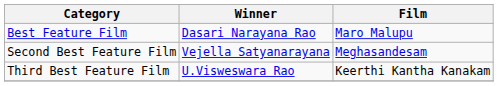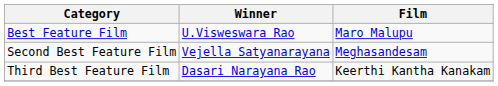(249, 33) Dasari Narayana Rao -> (238, 33) U.Visweswara Rao
(238, 71) U.Visweswara Rao -> (249, 71) Dasari Narayana Rao
